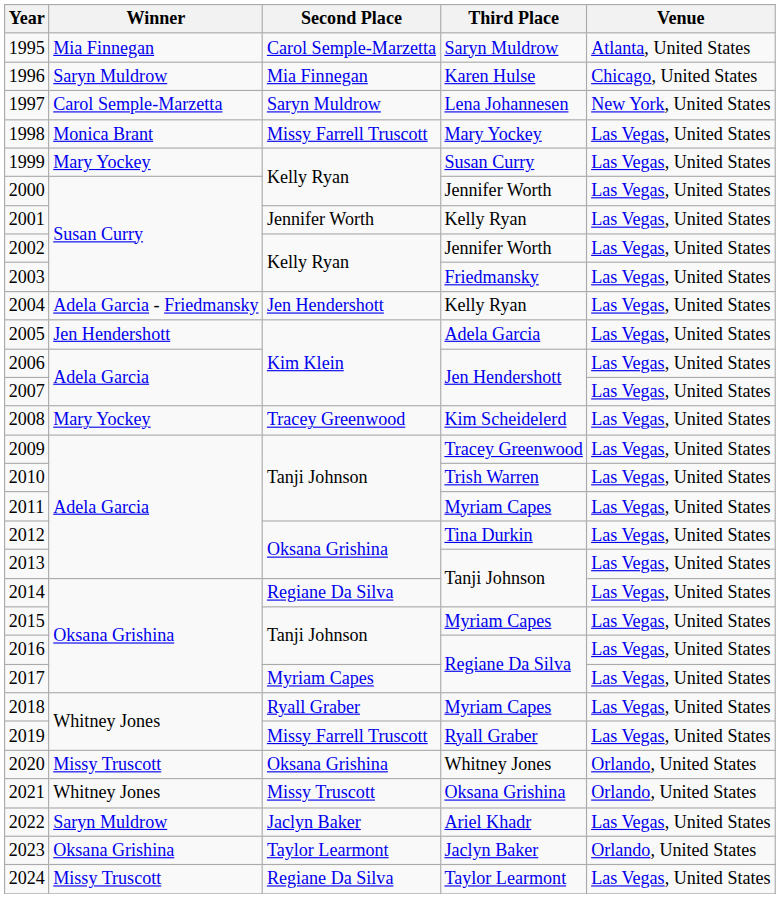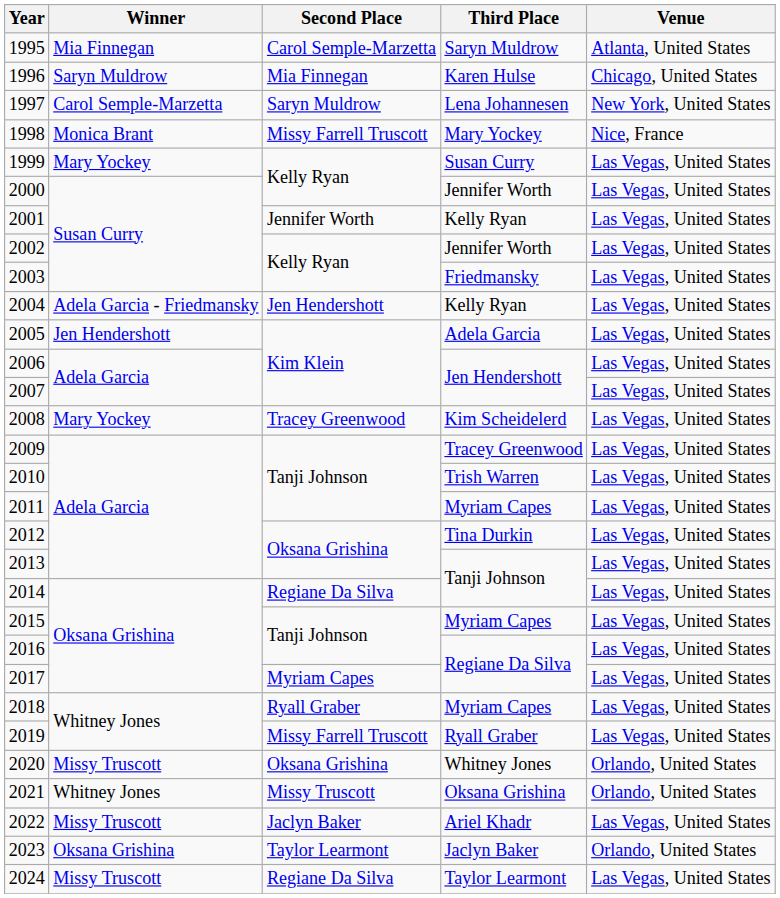(681, 133) Las Vegas, United States -> (637, 133) Nice, France
(110, 821) Saryn Muldrow -> (107, 821) Missy Truscott
